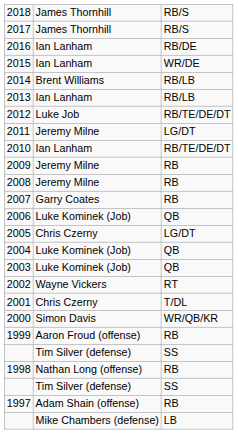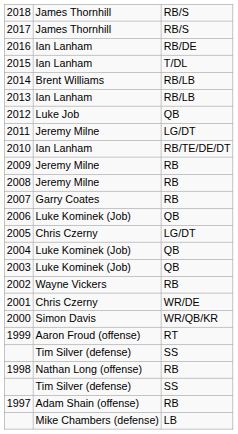(182, 64) WR/DE -> (175, 64) T/DL
(197, 115) RB/TE/DE/DT -> (172, 115) QB
(171, 285) RT -> (171, 285) RB
(175, 302) T/DL -> (182, 302) WR/DE
(171, 336) RB -> (171, 336) RT
